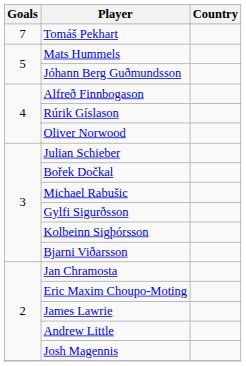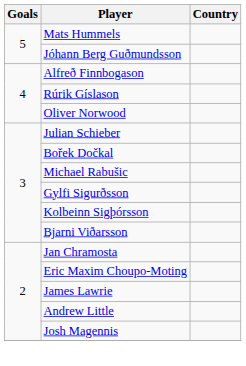- row: (81, 34)
